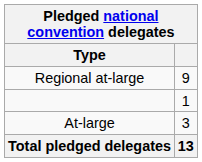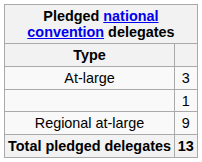rows swapped: (90, 78) <-> (90, 123)
